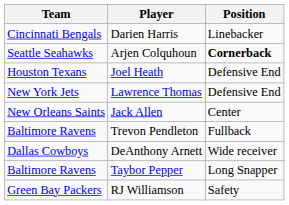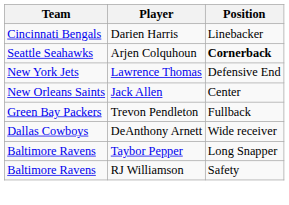- row: (137, 72)
(52, 131) Baltimore Ravens -> (54, 111) Green Bay Packers
(54, 190) Green Bay Packers -> (52, 170) Baltimore Ravens
